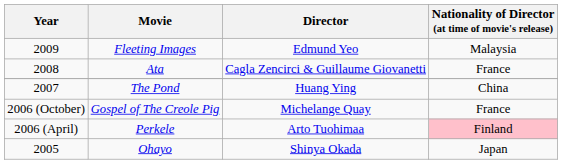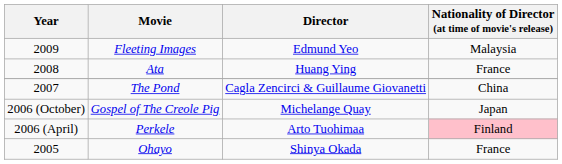(326, 68) Cagla Zencirci & Guillaume Giovanetti -> (326, 68) Huang Ying
(326, 88) Huang Ying -> (326, 88) Cagla Zencirci & Guillaume Giovanetti
(493, 108) France -> (493, 108) Japan
(493, 149) Japan -> (493, 149) France
